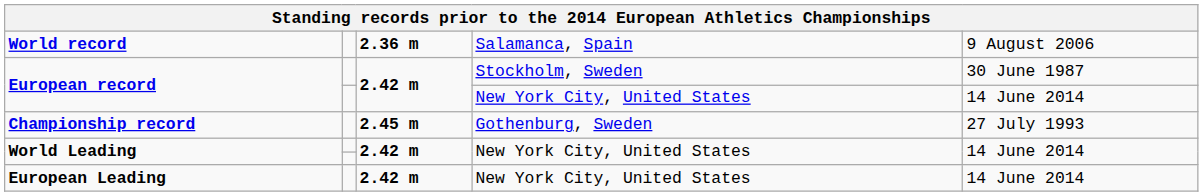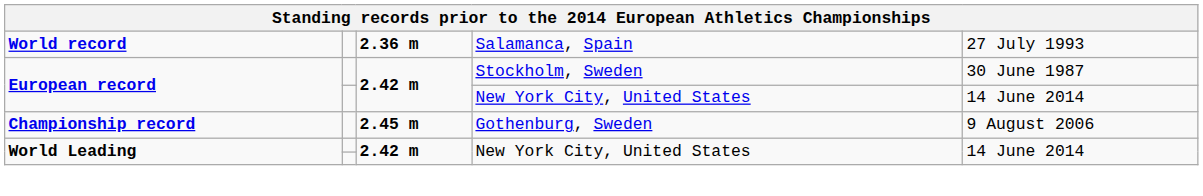(1030, 45) 9 August 2006 -> (1025, 45) 27 July 1993
(1025, 125) 27 July 1993 -> (1030, 125) 9 August 2006
- row: (87, 178)
